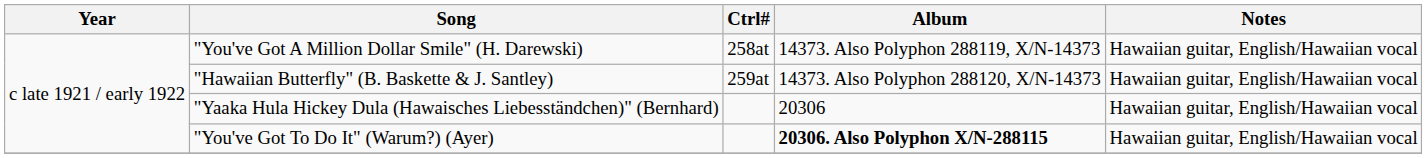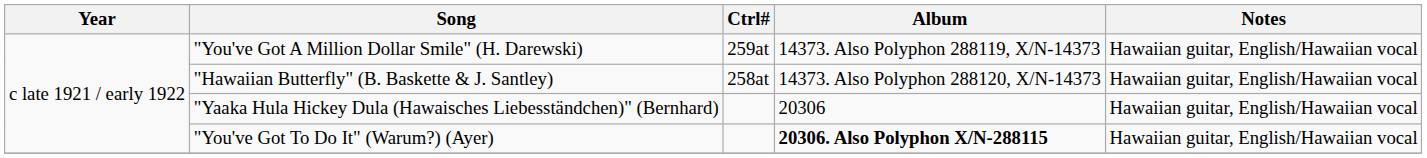(748, 49) 258at -> (748, 49) 259at
(748, 78) 259at -> (748, 78) 258at
